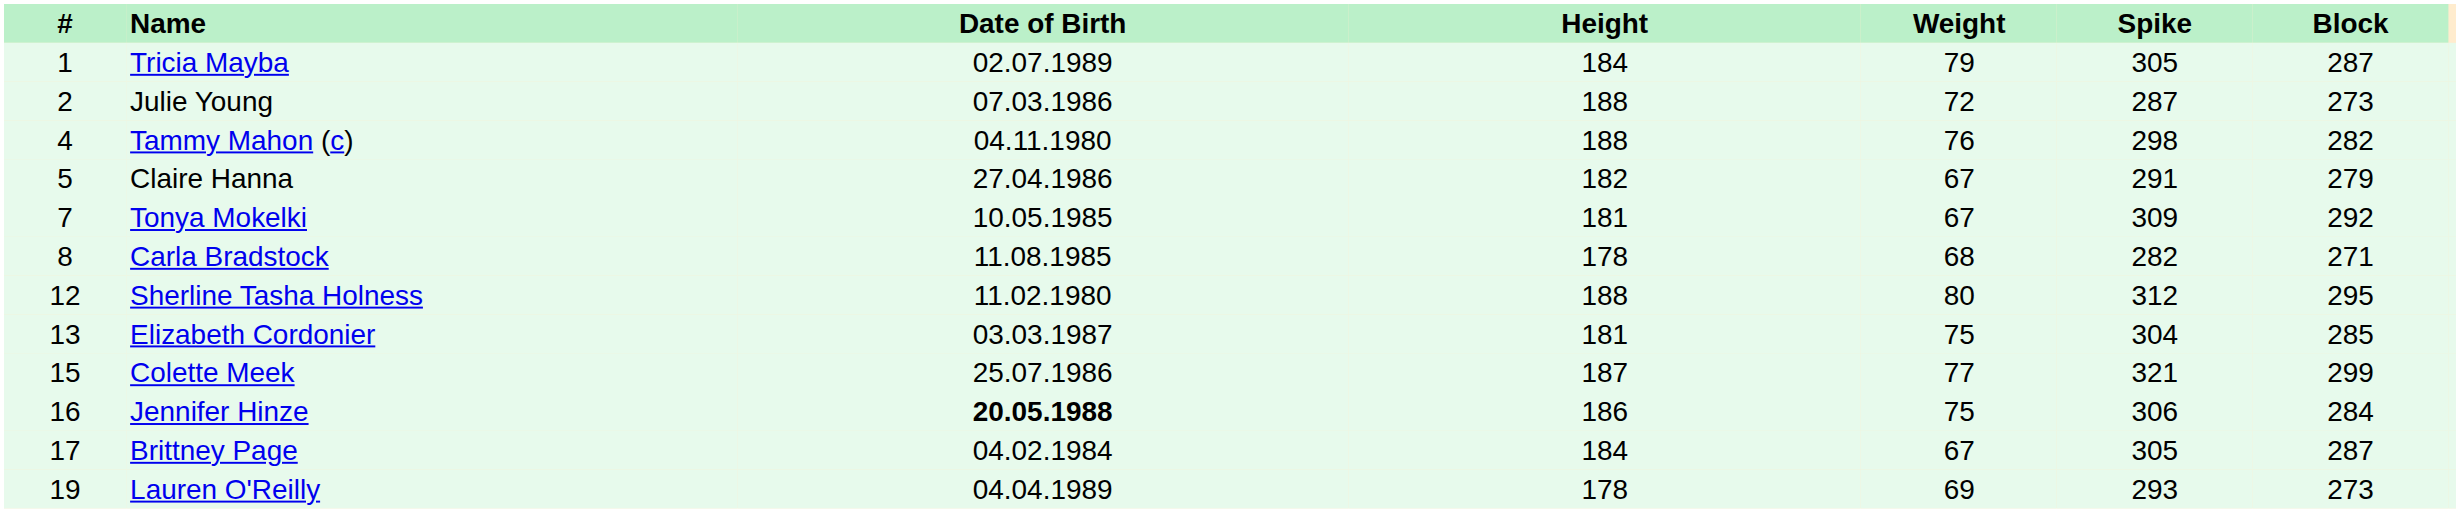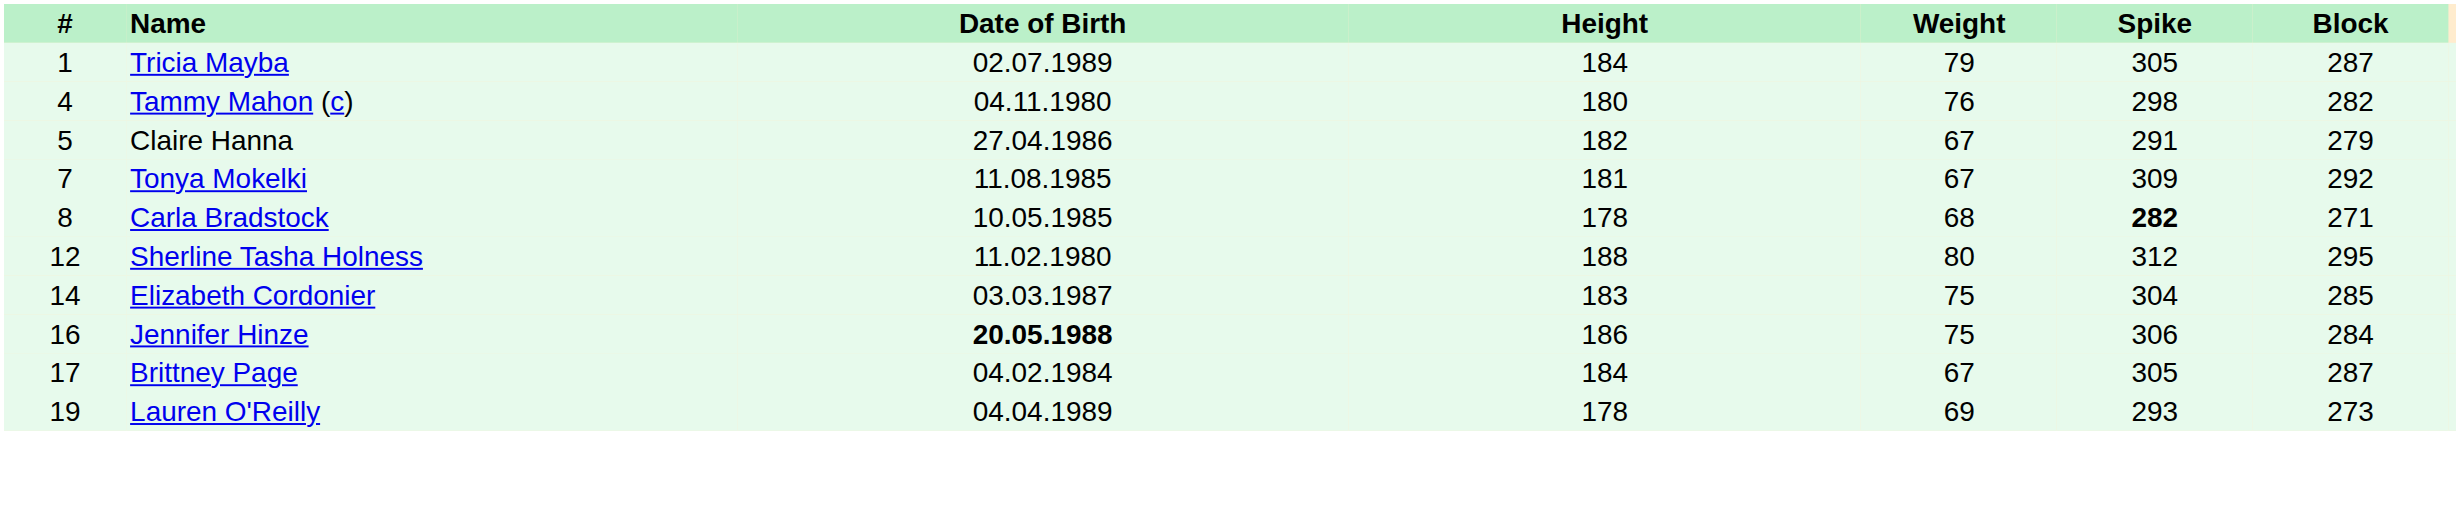- row: (202, 101)
(1605, 140) 188 -> (1605, 101) 180
(1043, 217) 10.05.1985 -> (1043, 179) 11.08.1985
(1043, 256) 11.08.1985 -> (1043, 217) 10.05.1985
(2155, 256) normal -> (2155, 217) bold
(65, 334) 13 -> (65, 295) 14
(1605, 334) 181 -> (1605, 295) 183
- row: (212, 373)
